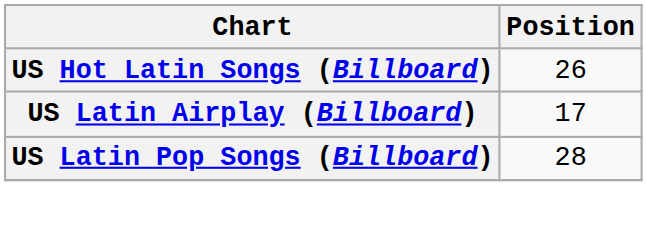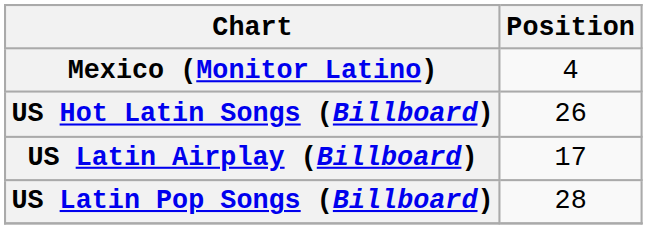+ row: (253, 70)
